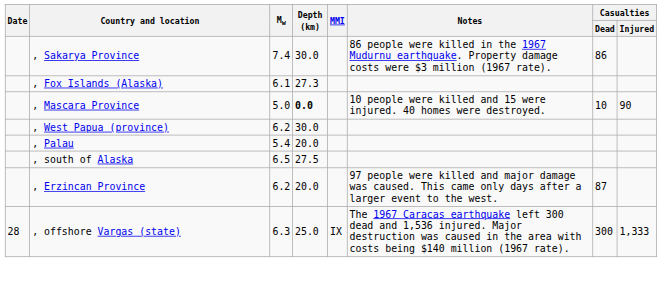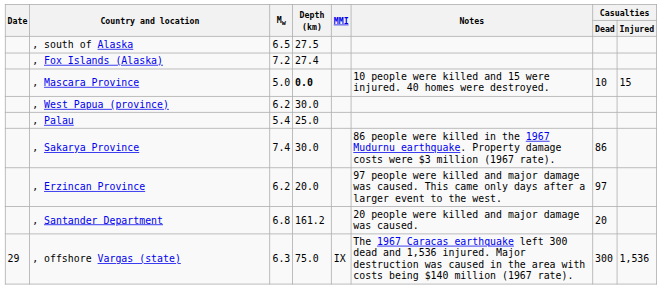rows swapped: (83, 159) <-> (86, 56)
(281, 84) 6.1 -> (281, 61) 7.2
(307, 84) 27.3 -> (307, 61) 27.4
(625, 105) 90 -> (625, 83) 15
(307, 143) 20.0 -> (307, 120) 25.0
(601, 187) 87 -> (601, 187) 97
+ row: (98, 220)
(14, 231) 28 -> (14, 259) 29
(307, 231) 25.0 -> (307, 259) 75.0
(634, 231) 1,333 -> (634, 259) 1,536
